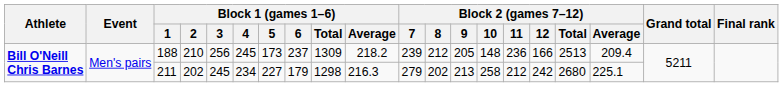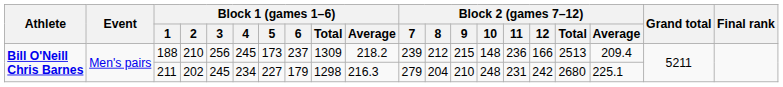(464, 53) 205 -> (464, 53) 215
(438, 72) 202 -> (438, 72) 204
(464, 72) 213 -> (464, 72) 210
(490, 72) 258 -> (490, 72) 248
(516, 72) 212 -> (516, 72) 231
